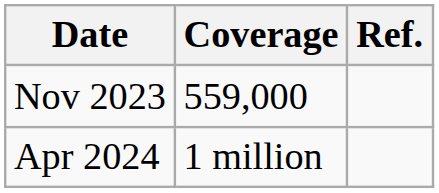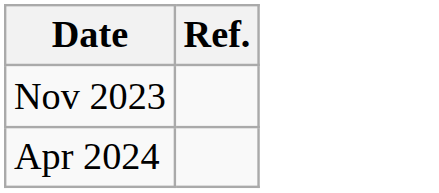- column: (261, 34)
